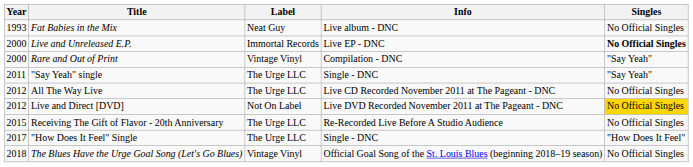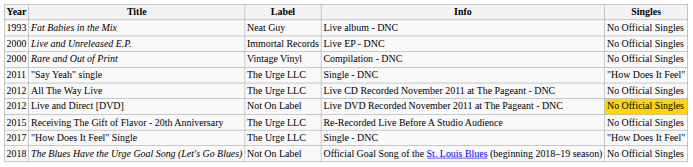(646, 43) bold -> (645, 43) normal
(629, 59) "Say Yeah" -> (645, 59) No Official Singles
(629, 75) "Say Yeah" -> (646, 75) "How Does It Feel"
(275, 153) Vintage Vinyl -> (274, 153) Not On Label
